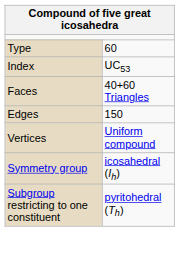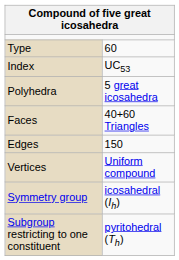+ row: (32, 91)
